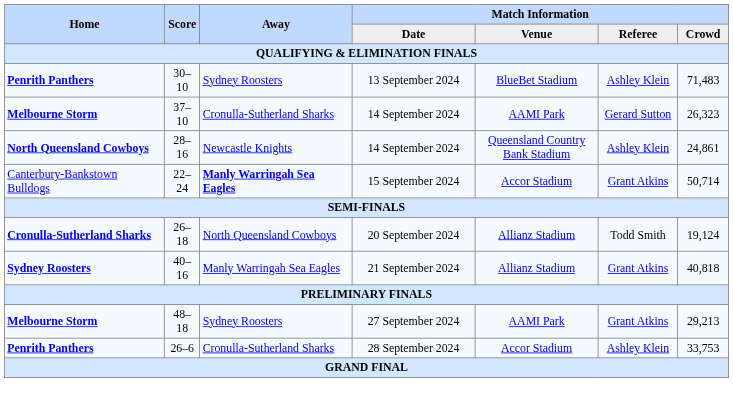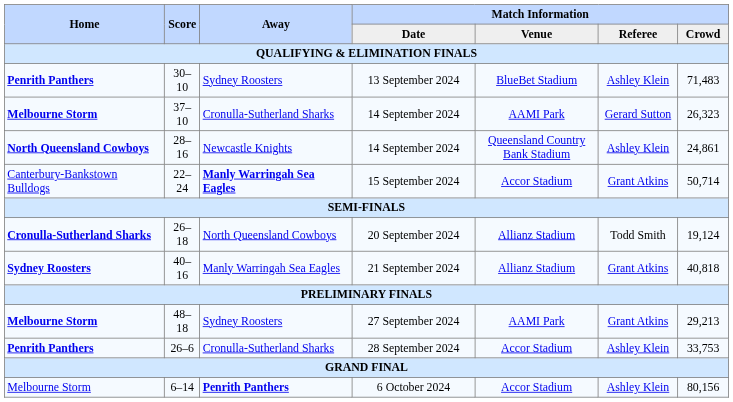+ row: (182, 387)
